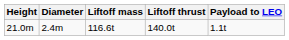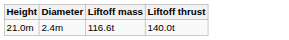- column: (246, 12)
